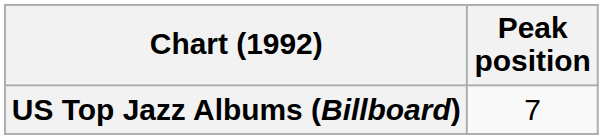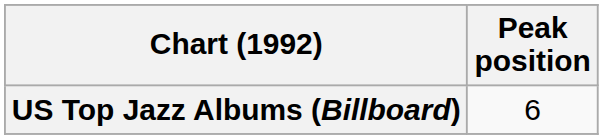(533, 109) 7 -> (533, 109) 6
